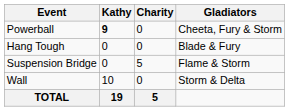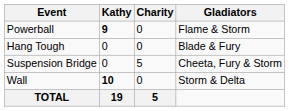(230, 30) Cheeta, Fury & Storm -> (214, 30) Flame & Storm
(214, 64) Flame & Storm -> (230, 64) Cheeta, Fury & Storm
(108, 81) normal -> (108, 81) bold
